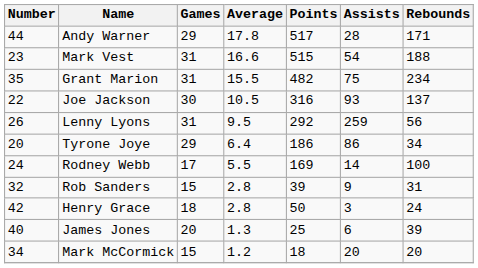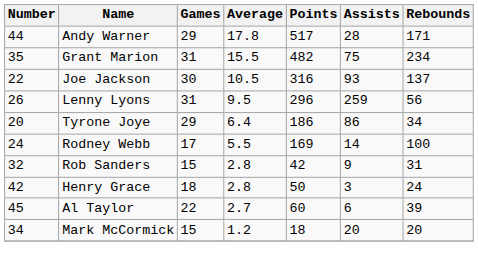- row: (98, 59)
(301, 123) 292 -> (301, 102) 296
(297, 188) 39 -> (297, 166) 42
+ row: (98, 209)
- row: (106, 231)
